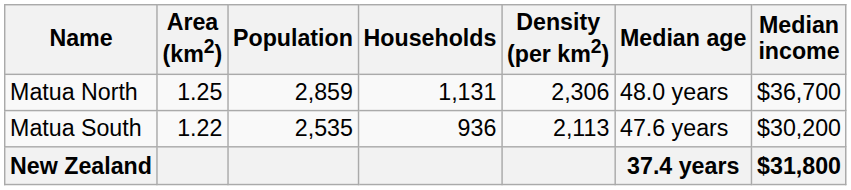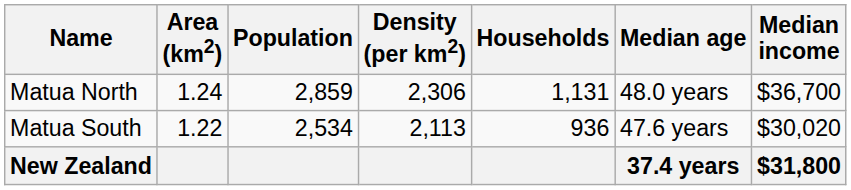columns swapped: (558, 39) <-> (430, 39)
(200, 92) 1.25 -> (200, 92) 1.24
(324, 128) 2,535 -> (324, 128) 2,534
(799, 128) $30,200 -> (799, 128) $30,020
